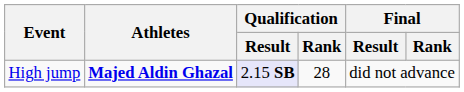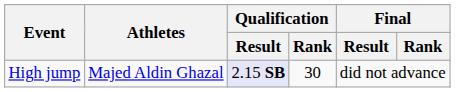(161, 73) bold -> (156, 73) normal
(322, 73) 28 -> (313, 73) 30
